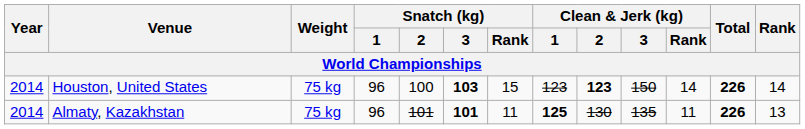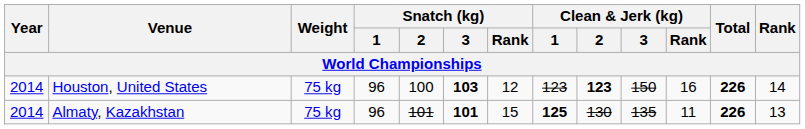(510, 87) 15 -> (510, 87) 12
(688, 87) 14 -> (688, 87) 16
(510, 111) 11 -> (510, 111) 15
